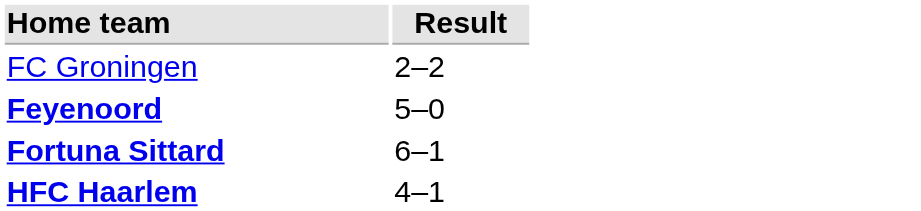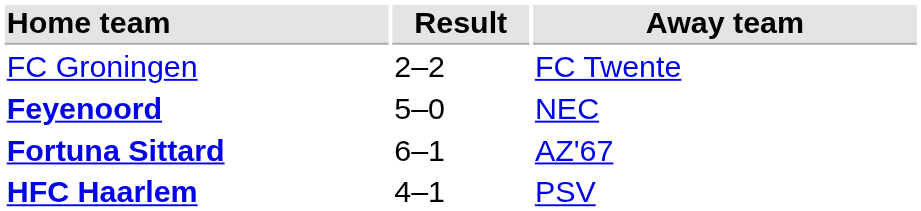+ column: (725, 23)
